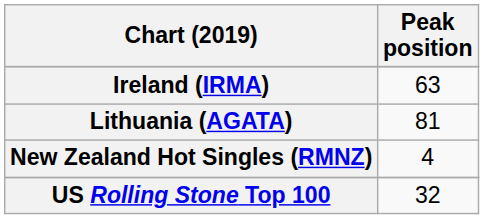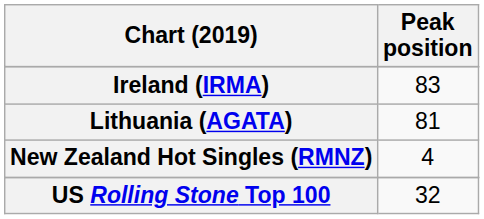(428, 85) 63 -> (428, 85) 83
